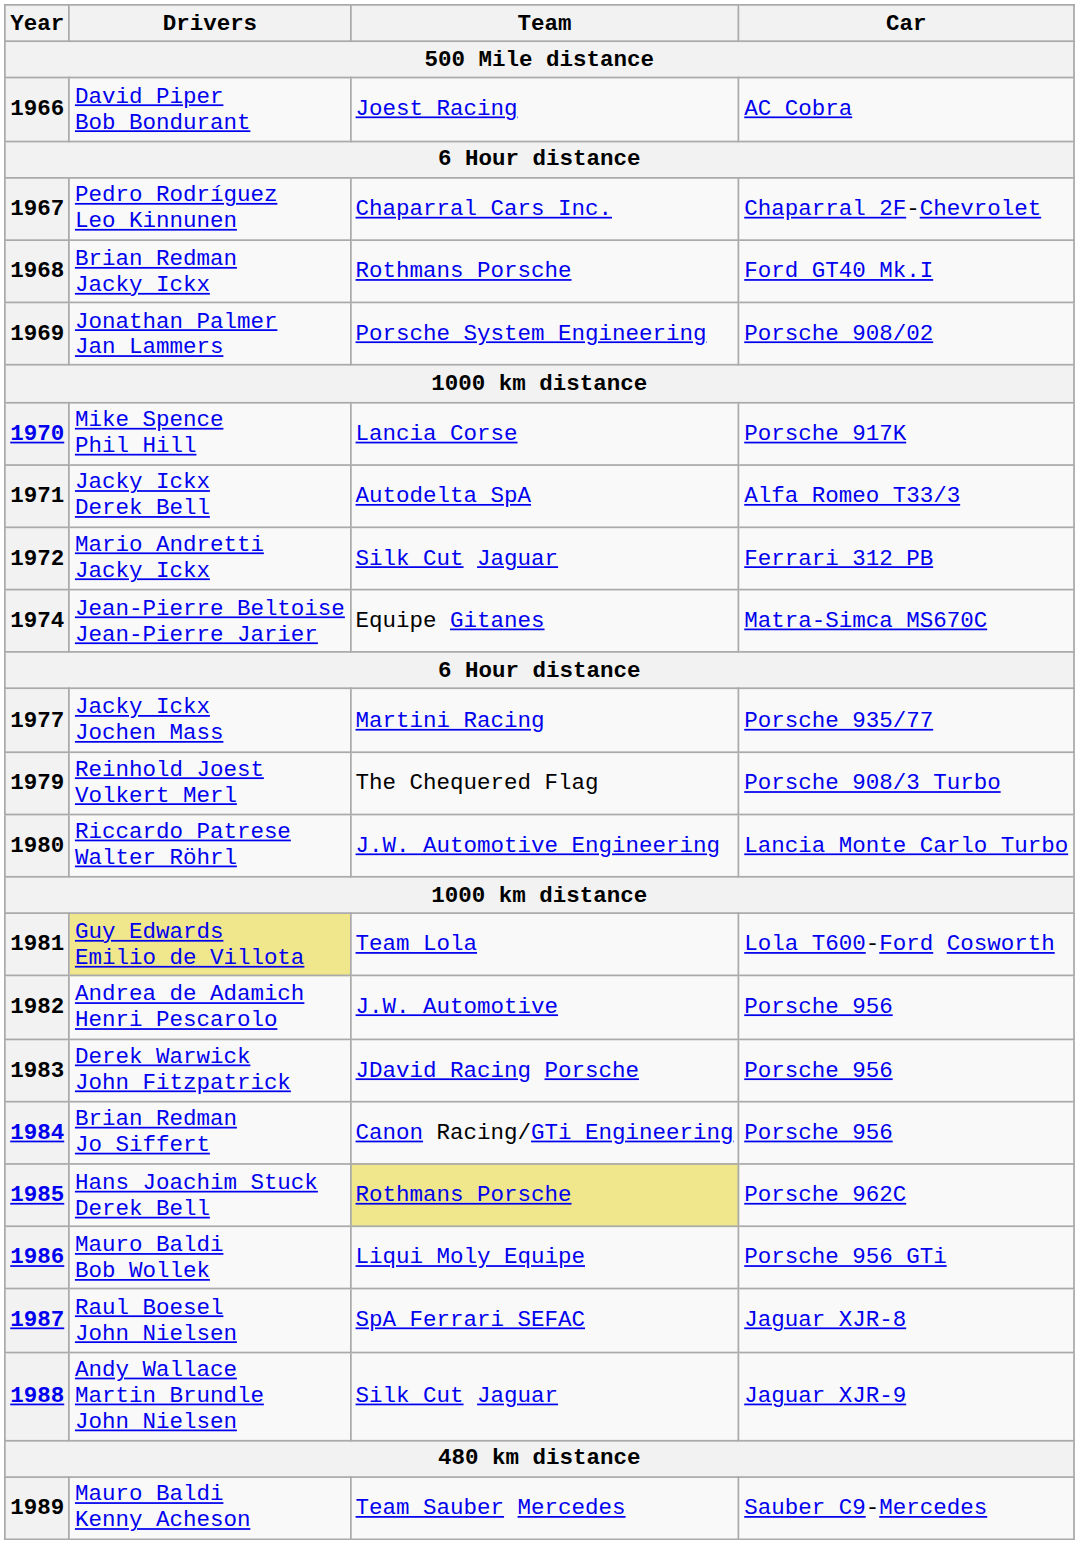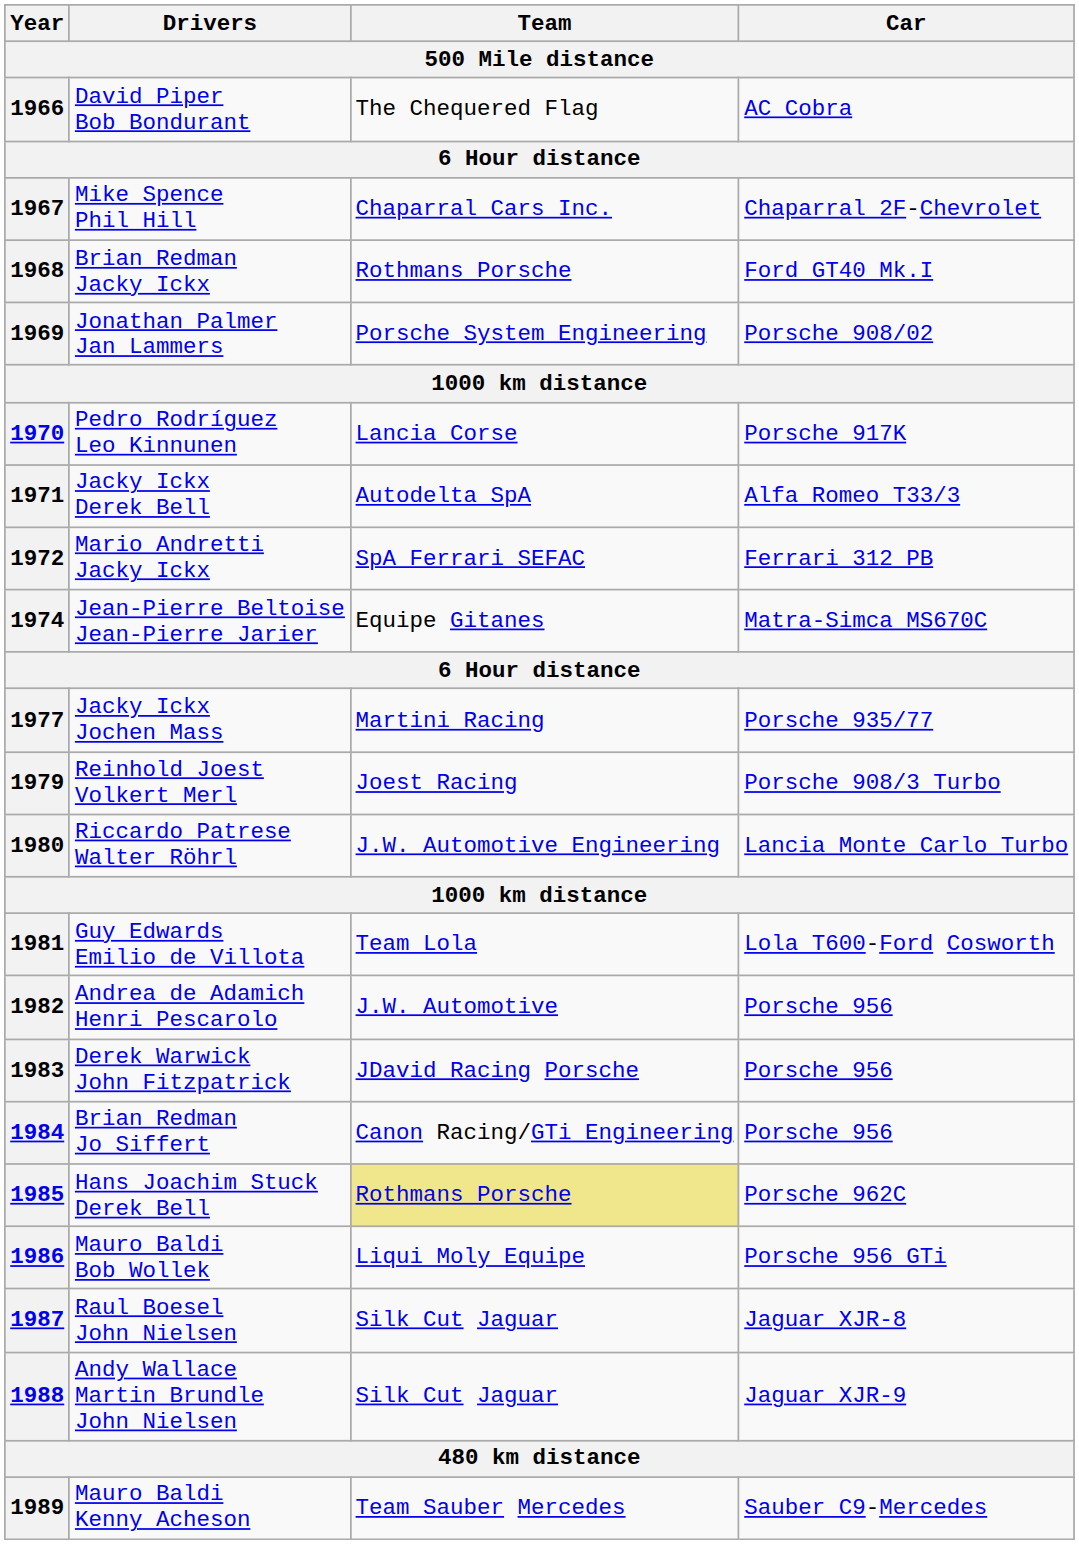(437, 109) Joest Racing -> (477, 109) The Chequered Flag
(176, 209) Pedro Rodríguez Leo Kinnunen -> (149, 209) Mike Spence Phil Hill
(149, 433) Mike Spence Phil Hill -> (176, 433) Pedro Rodríguez Leo Kinnunen
(457, 558) Silk Cut Jaguar -> (470, 558) SpA Ferrari SEFAC
(477, 783) The Chequered Flag -> (437, 783) Joest Racing
(190, 945) khaki background -> (190, 945) no background
(470, 1320) SpA Ferrari SEFAC -> (457, 1320) Silk Cut Jaguar
